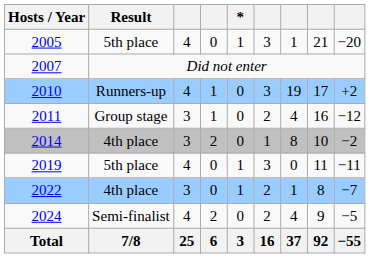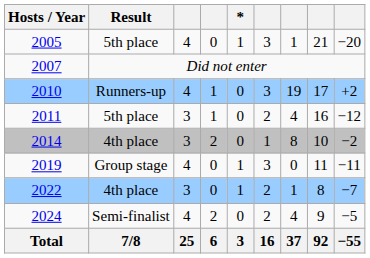(131, 116) Group stage -> (131, 116) 5th place
(131, 165) 5th place -> (131, 165) Group stage
